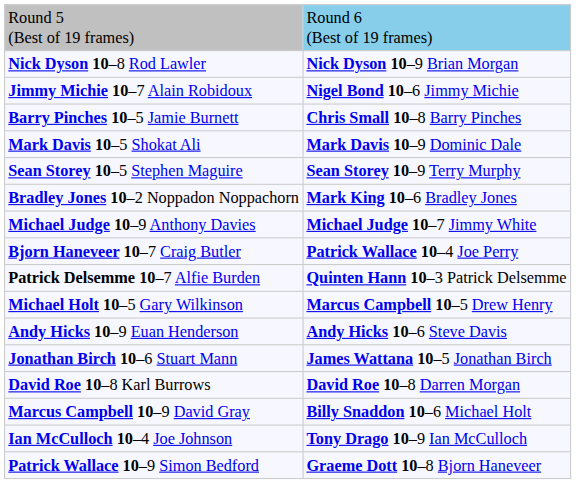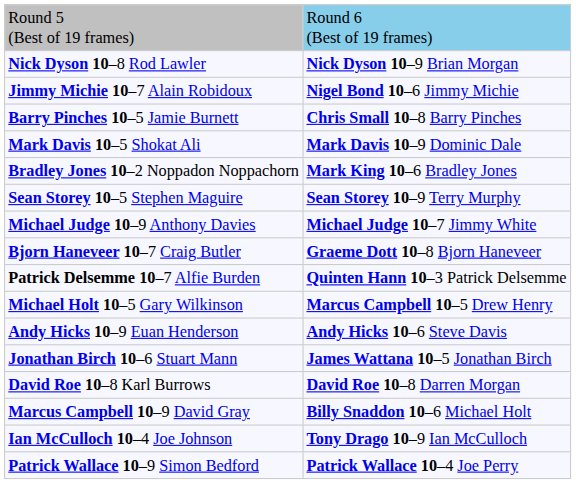rows swapped: (125, 170) <-> (154, 197)
(412, 251) Patrick Wallace 10–4 Joe Perry -> (424, 251) Graeme Dott 10–8 Bjorn Haneveer
(424, 465) Graeme Dott 10–8 Bjorn Haneveer -> (412, 465) Patrick Wallace 10–4 Joe Perry
